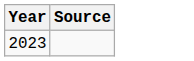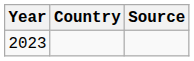+ column: (87, 18)
